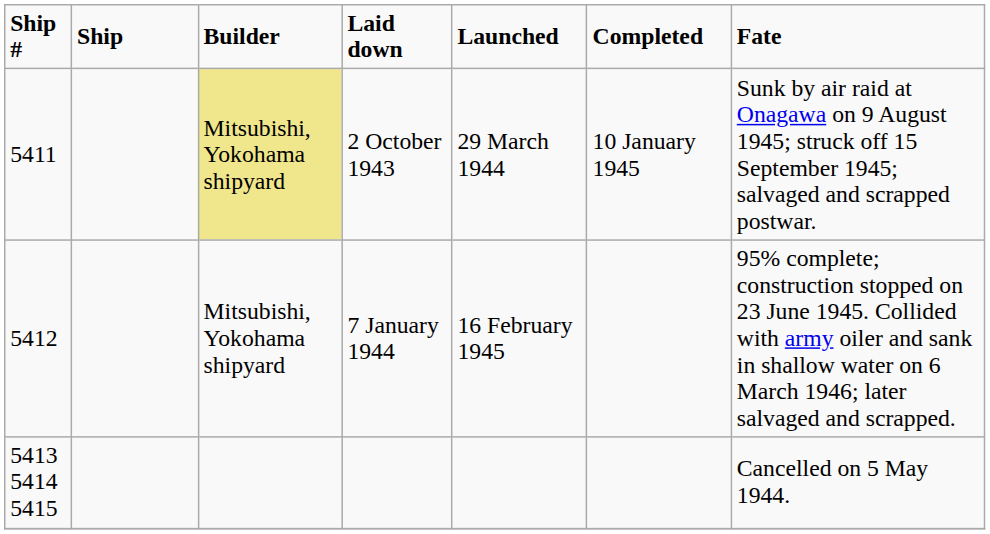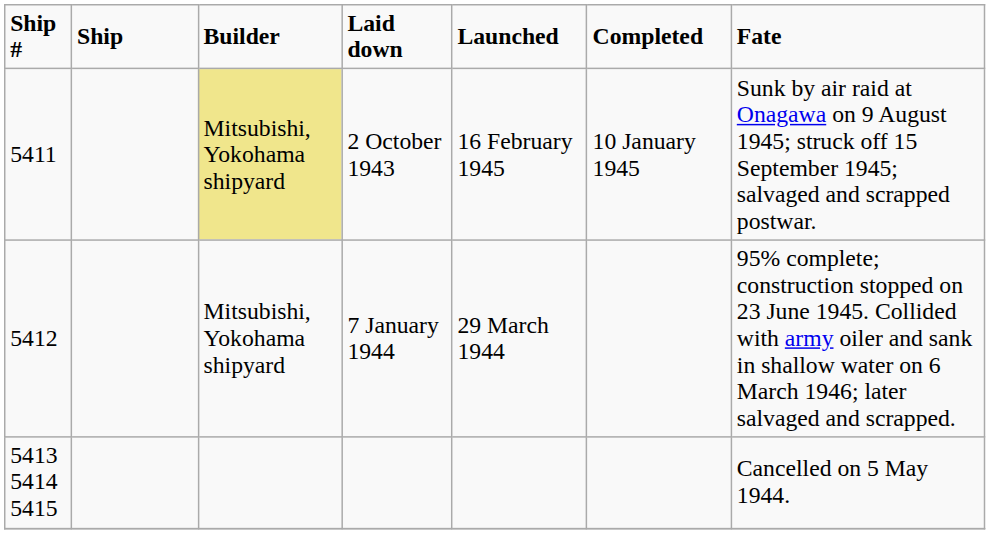(503, 154) 29 March 1944 -> (515, 154) 16 February 1945
(515, 338) 16 February 1945 -> (503, 338) 29 March 1944
